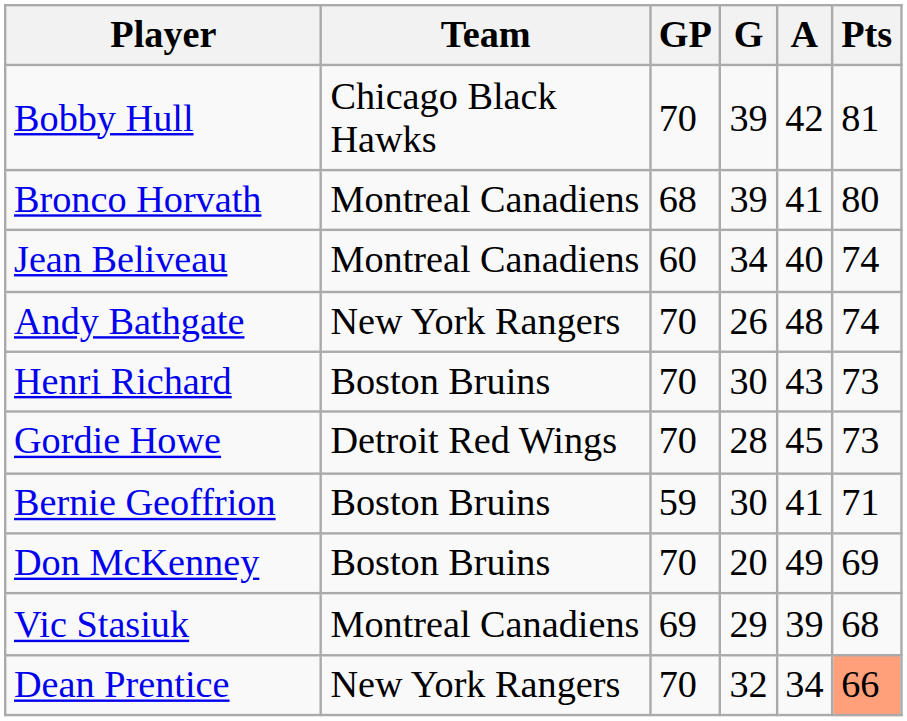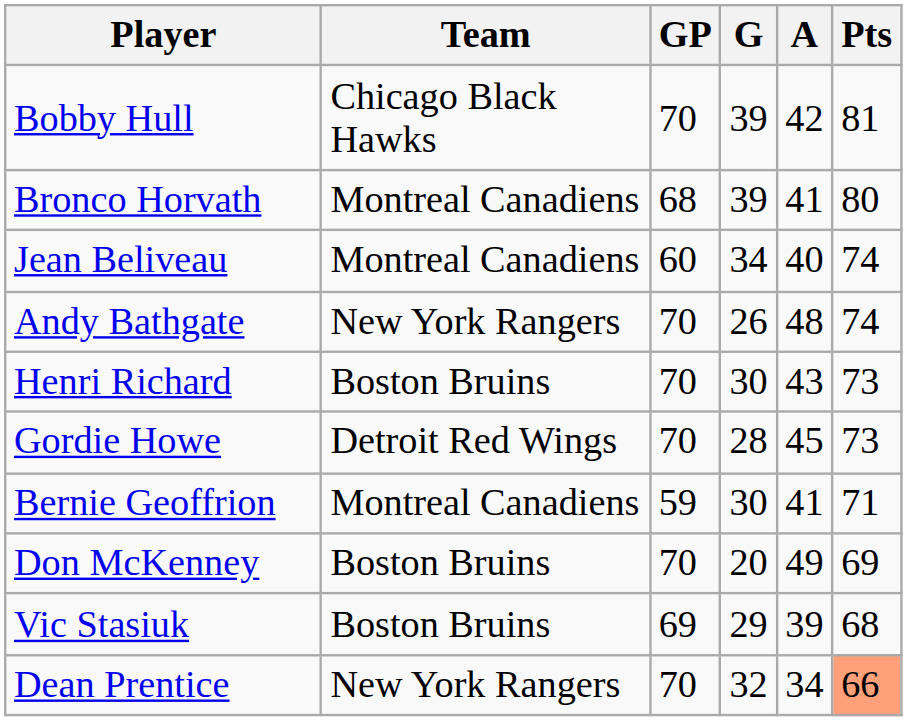(440, 502) Boston Bruins -> (485, 502) Montreal Canadiens
(485, 623) Montreal Canadiens -> (440, 623) Boston Bruins
